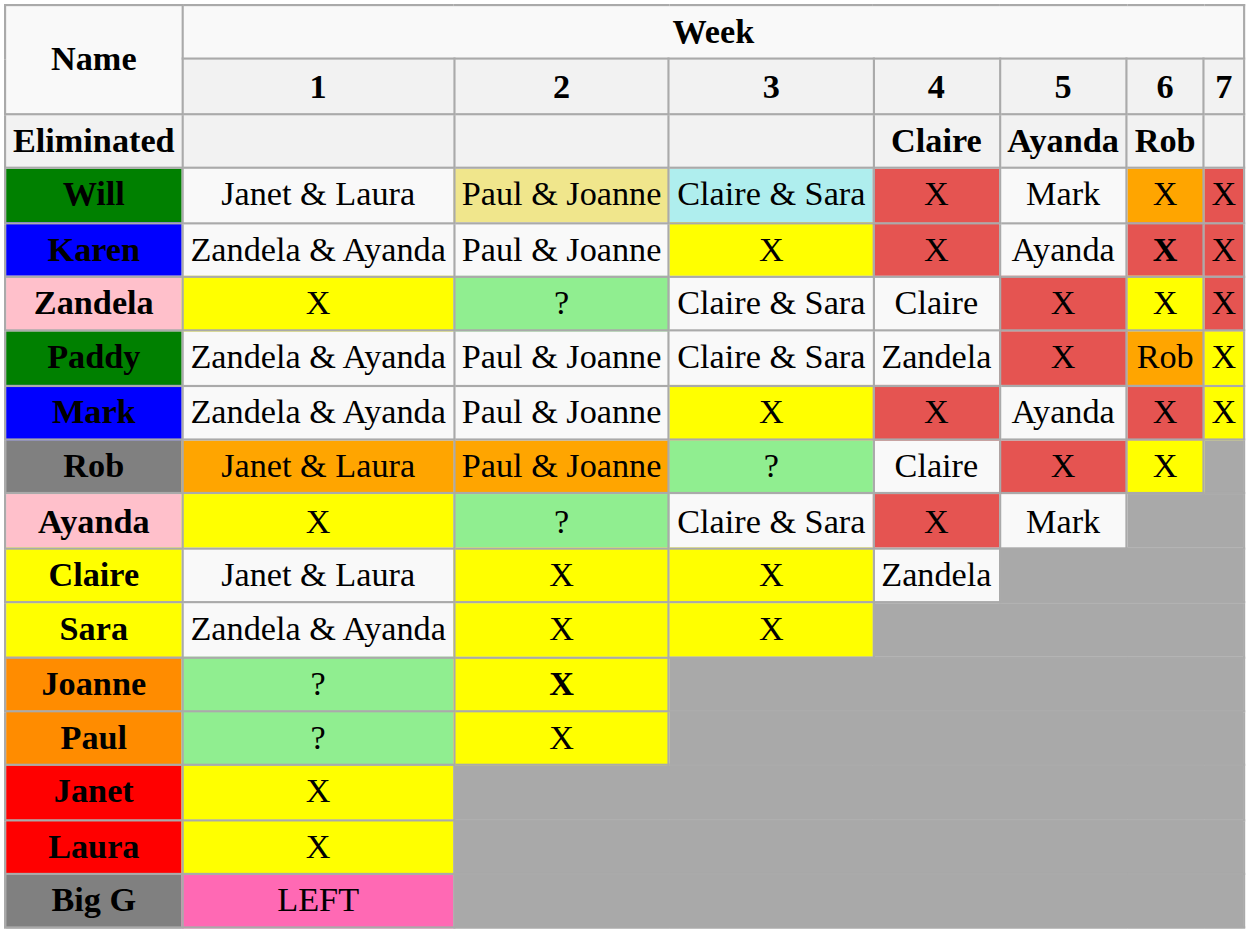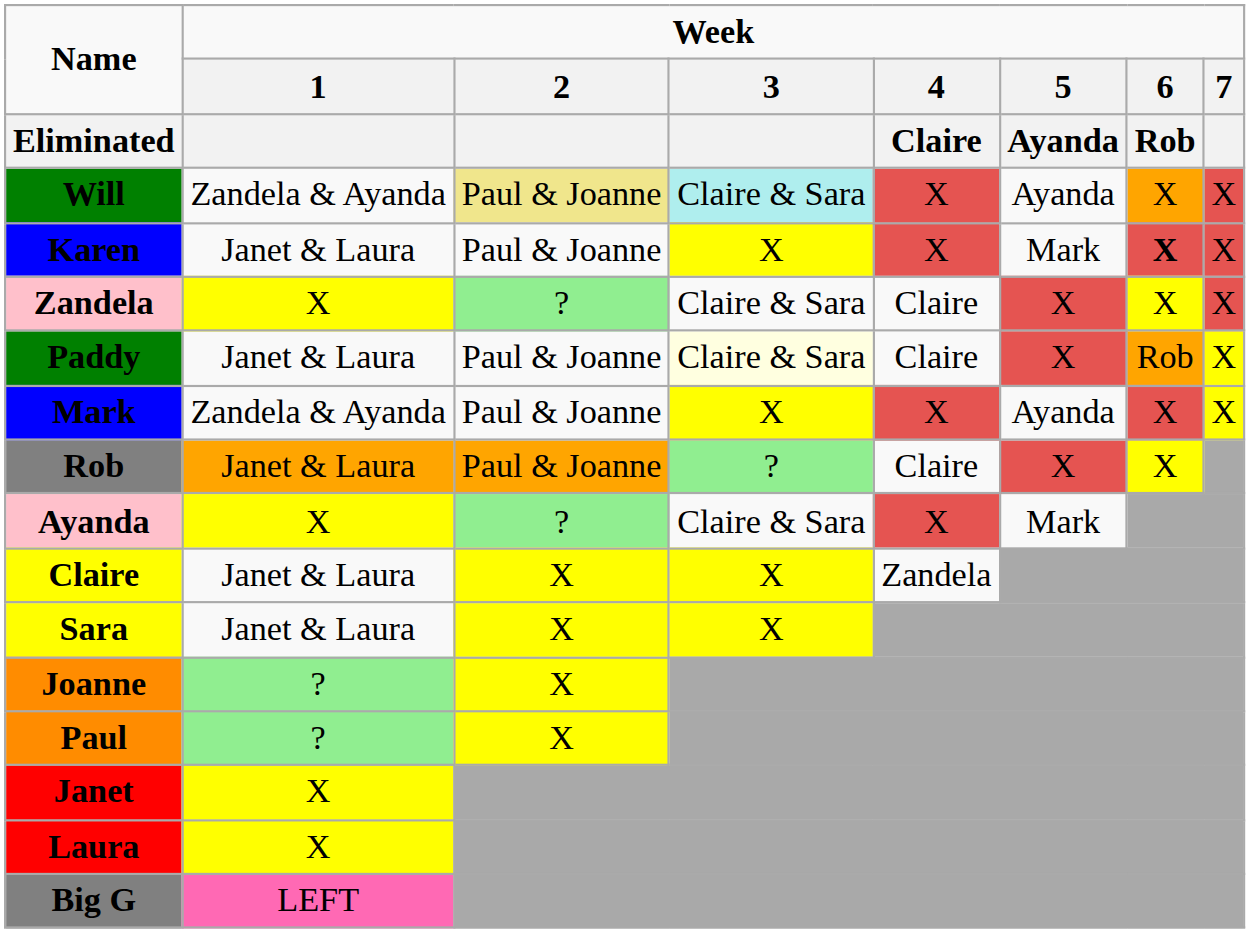(318, 194) Janet & Laura -> (318, 194) Zandela & Ayanda
(1063, 194) Mark -> (1063, 194) Ayanda
(318, 248) Zandela & Ayanda -> (318, 248) Janet & Laura
(1063, 248) Ayanda -> (1063, 248) Mark
(318, 357) Zandela & Ayanda -> (318, 357) Janet & Laura
(771, 357) no background -> (771, 357) lightyellow background
(936, 357) Zandela -> (936, 357) Claire
(318, 628) Zandela & Ayanda -> (318, 628) Janet & Laura
(562, 683) bold -> (562, 683) normal
